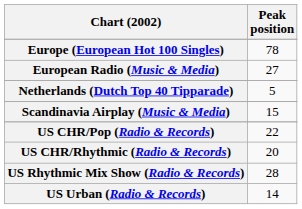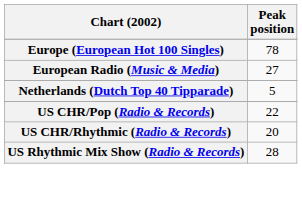- row: (126, 111)
- row: (126, 193)
